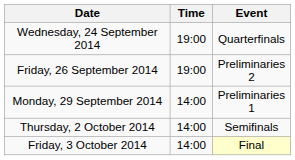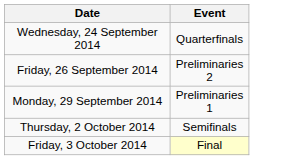- column: (191, 13)
